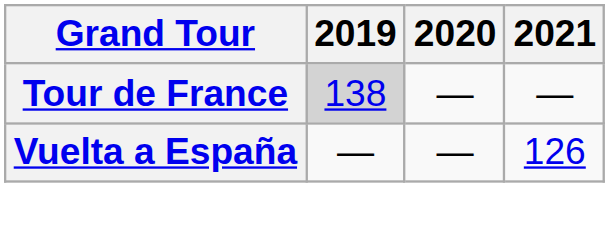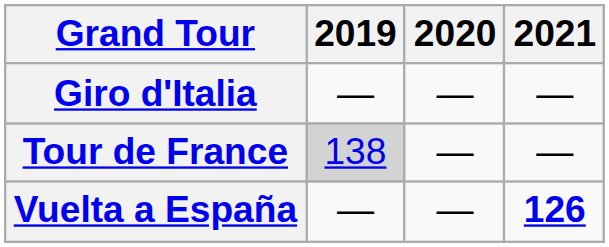+ row: (155, 92)
(555, 151) normal -> (555, 210) bold
